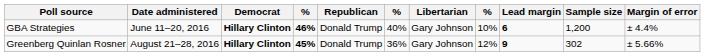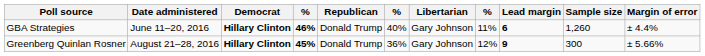(487, 28) 10% -> (487, 28) 11%
(578, 28) 1,200 -> (578, 28) 1,260
(574, 43) 302 -> (574, 43) 300
